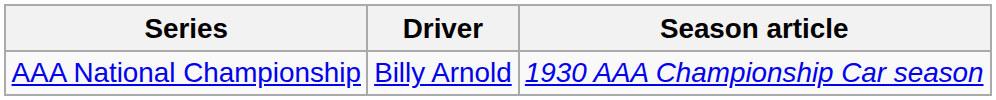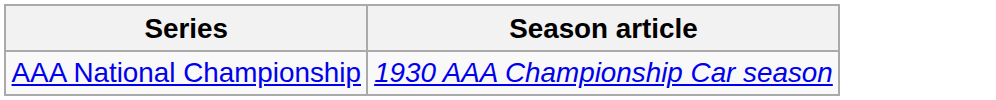- column: (443, 27)
